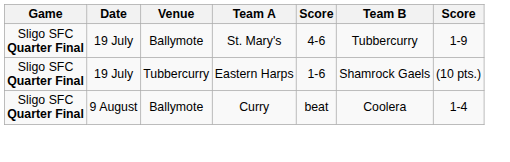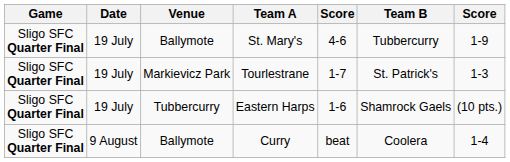+ row: (275, 74)
